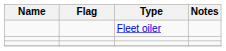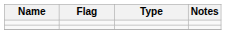- row: (32, 28)
